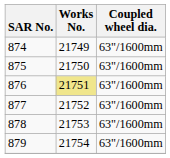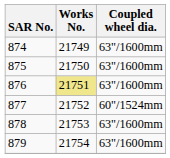(131, 104) 63"/1600mm -> (131, 104) 60"/1524mm
